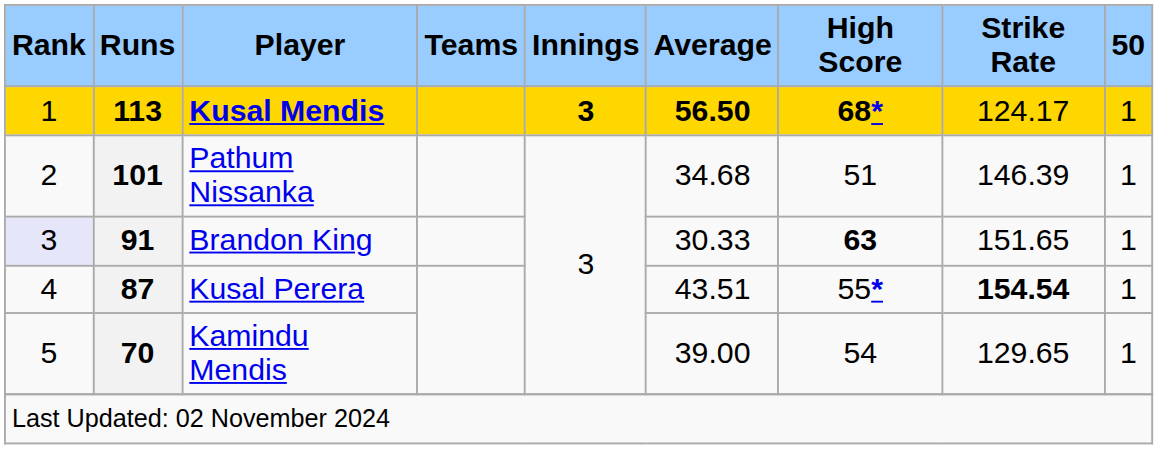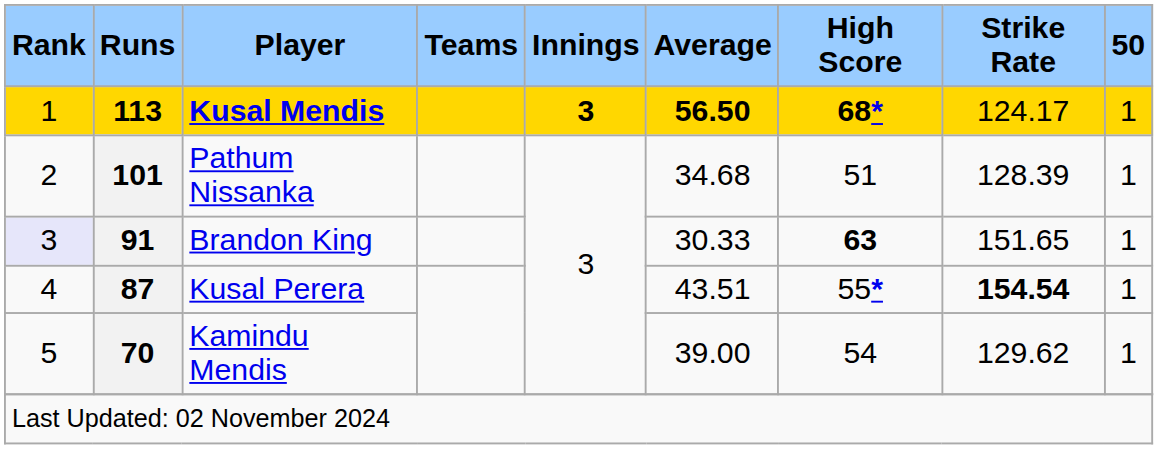(1023, 175) 146.39 -> (1023, 175) 128.39
(1023, 353) 129.65 -> (1023, 353) 129.62
